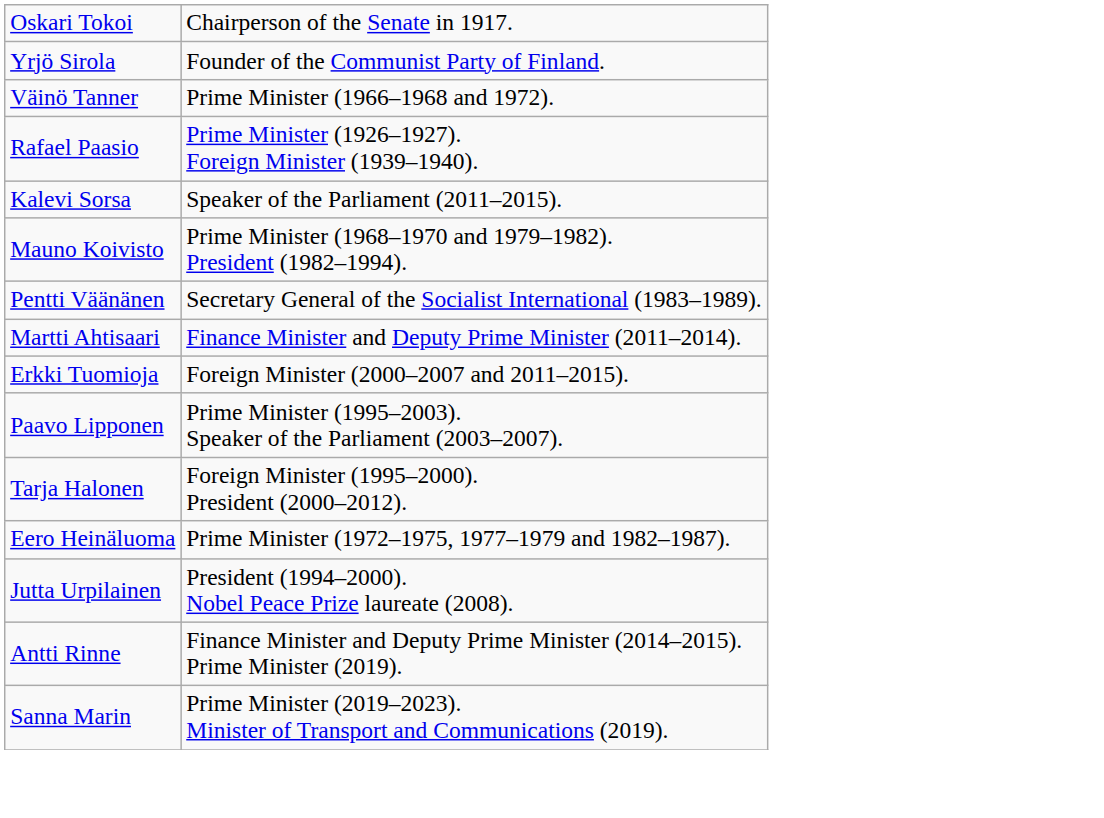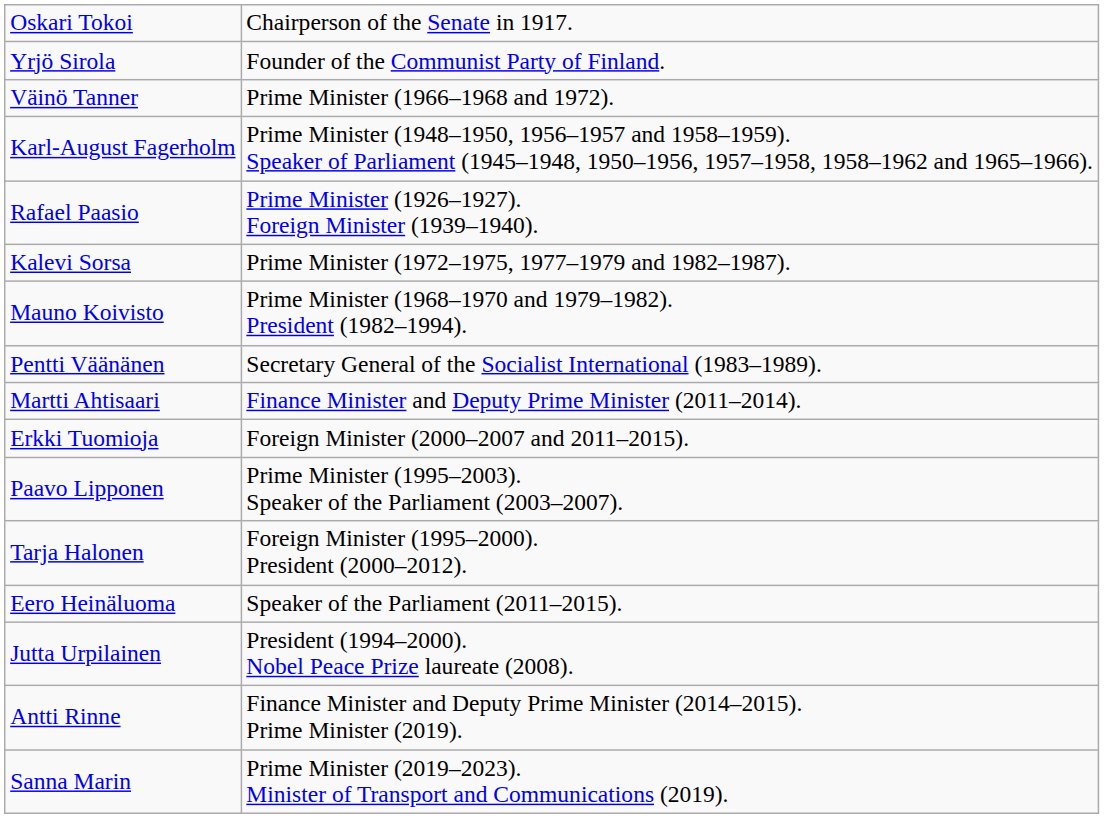+ row: (123, 148)
(374, 198) Speaker of the Parliament (2011–2015). -> (518, 262) Prime Minister (1972–1975, 1977–1979 and 1982–1987).
(458, 539) Prime Minister (1972–1975, 1977–1979 and 1982–1987). -> (434, 603) Speaker of the Parliament (2011–2015).
